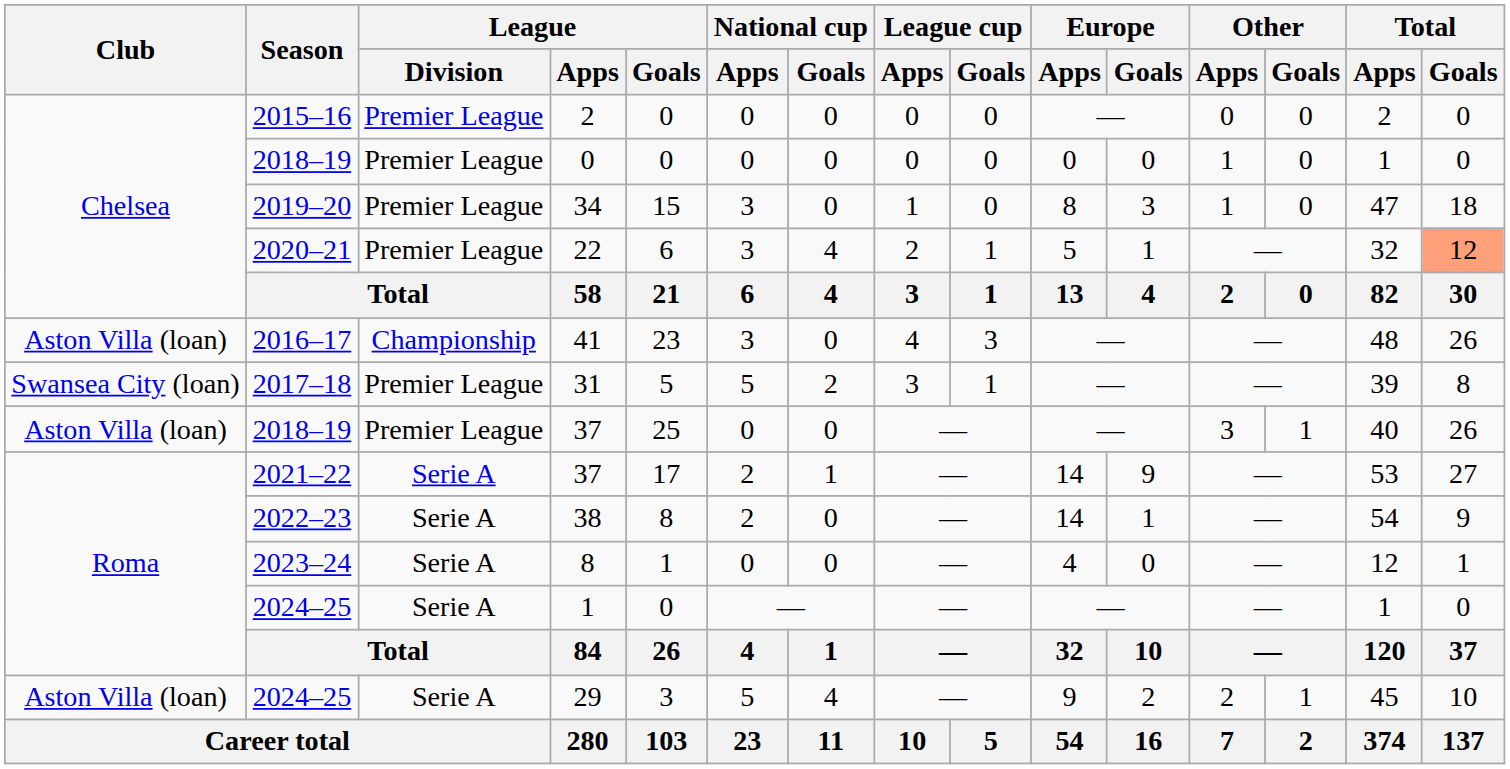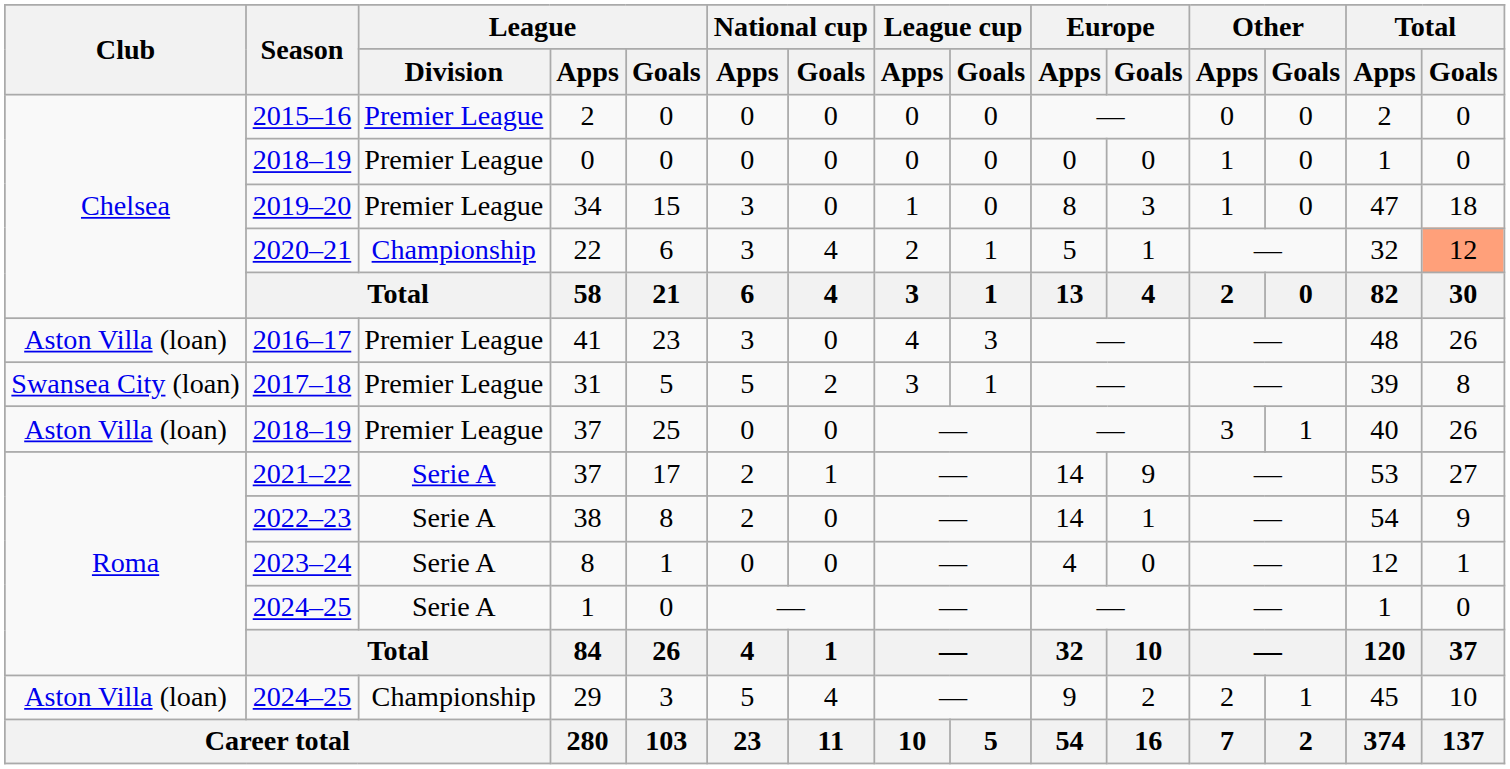(454, 250) Premier League -> (454, 250) Championship
(454, 339) Championship -> (454, 339) Premier League
(454, 696) Serie A -> (454, 696) Championship
